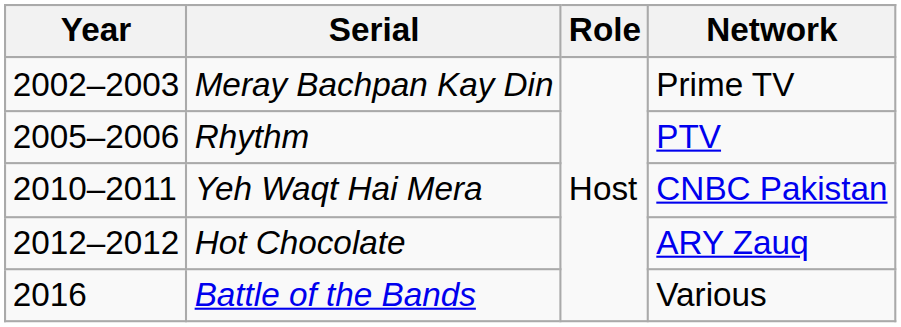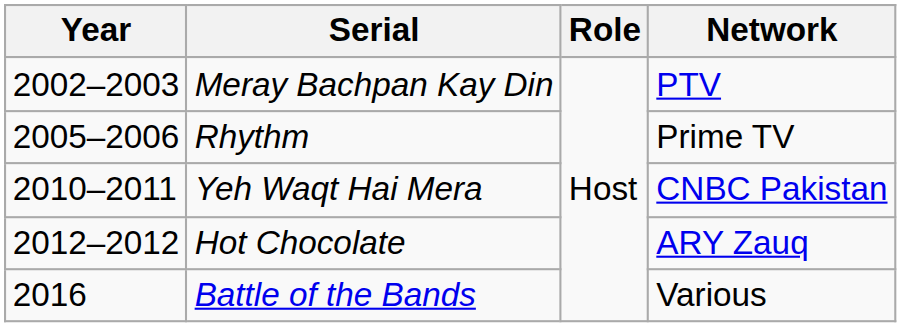(725, 83) Prime TV -> (689, 83) PTV
(689, 136) PTV -> (725, 136) Prime TV
